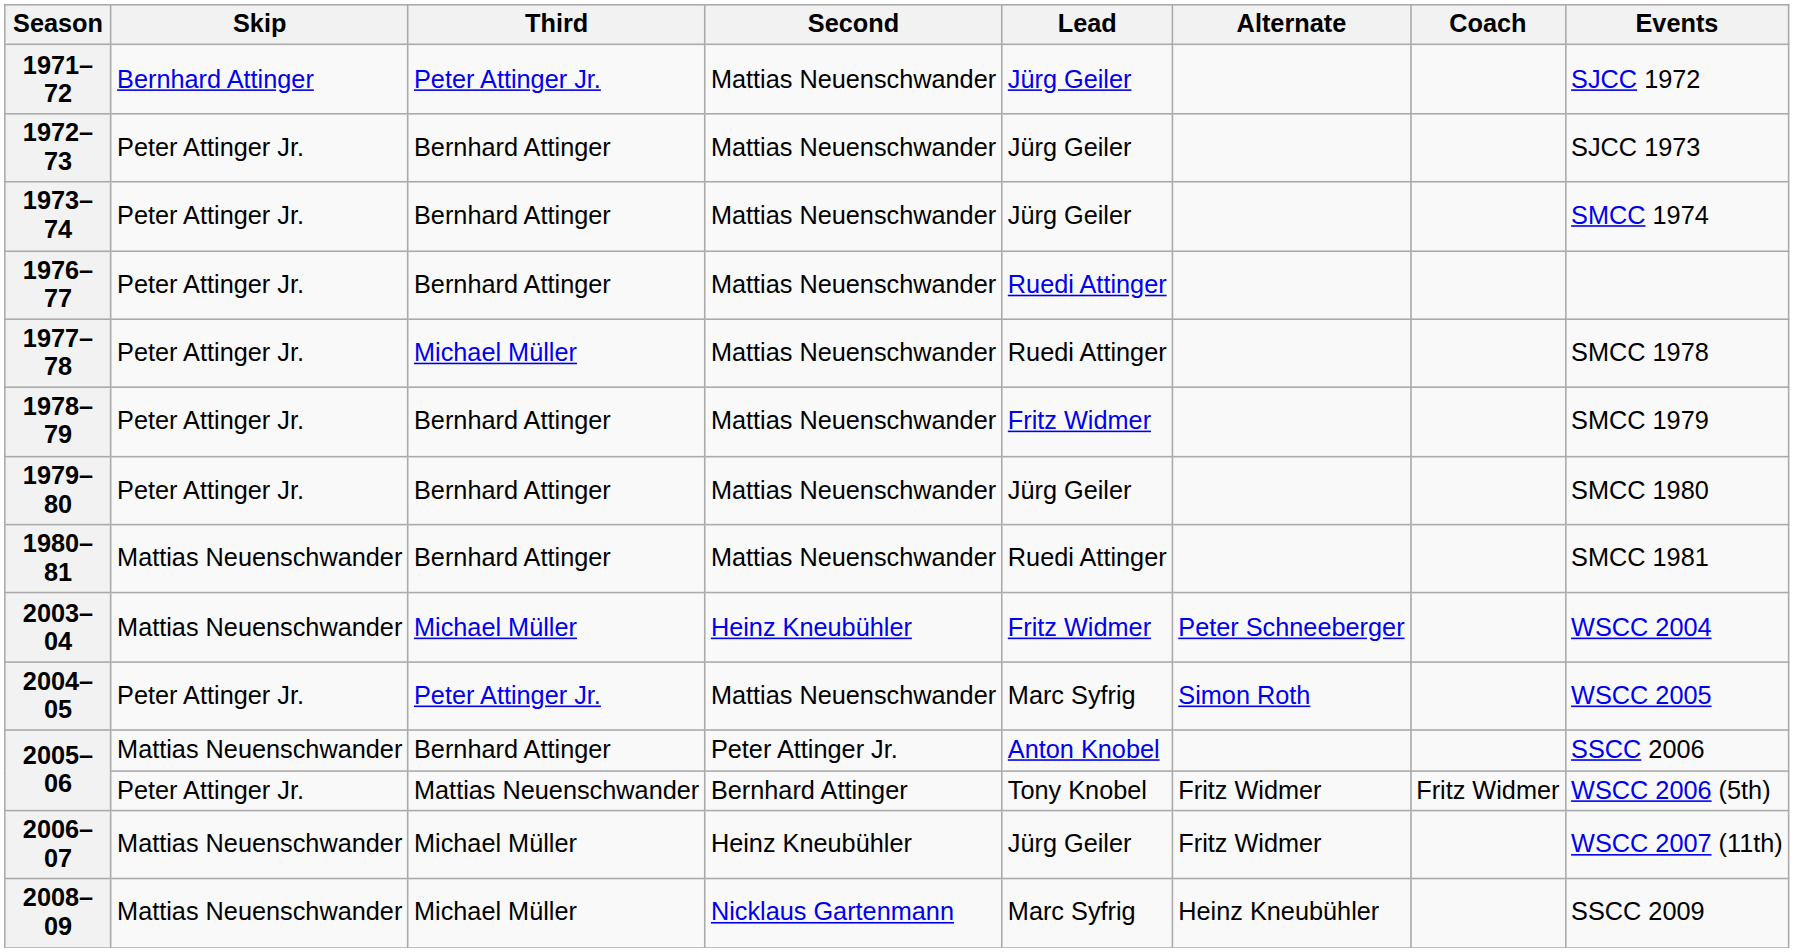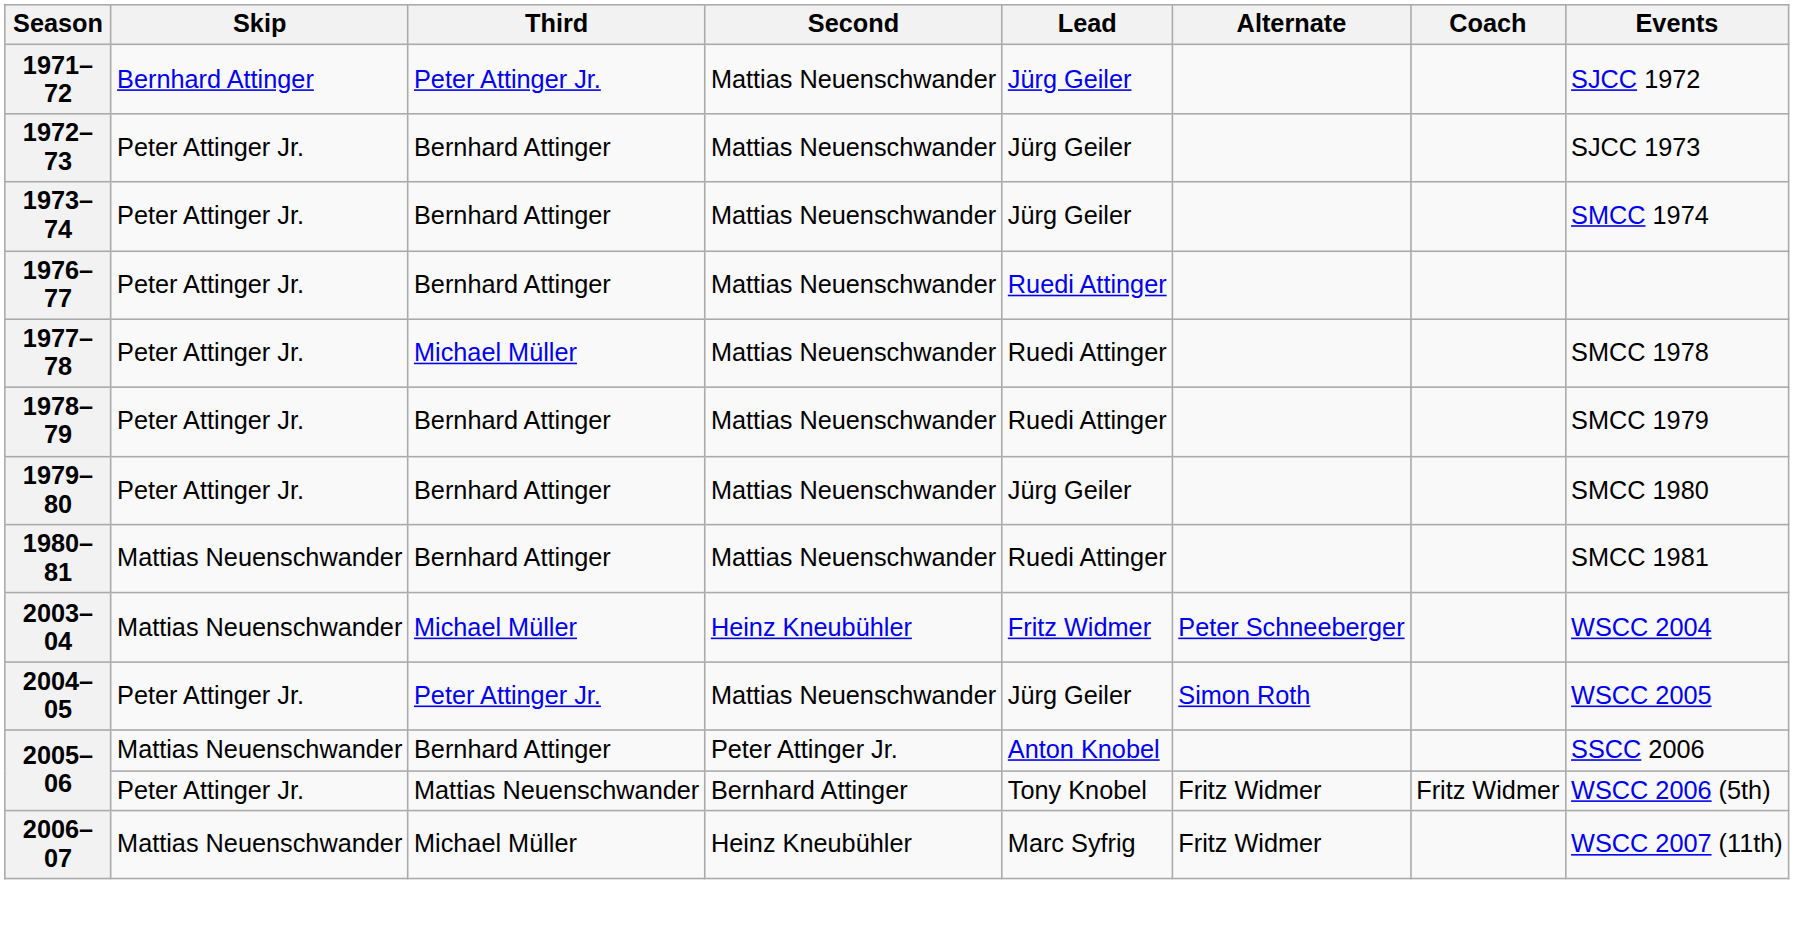(1079, 421) Fritz Widmer -> (1087, 421) Ruedi Attinger
(1072, 695) Marc Syfrig -> (1070, 695) Jürg Geiler
(1070, 844) Jürg Geiler -> (1072, 844) Marc Syfrig
- row: (58, 912)
